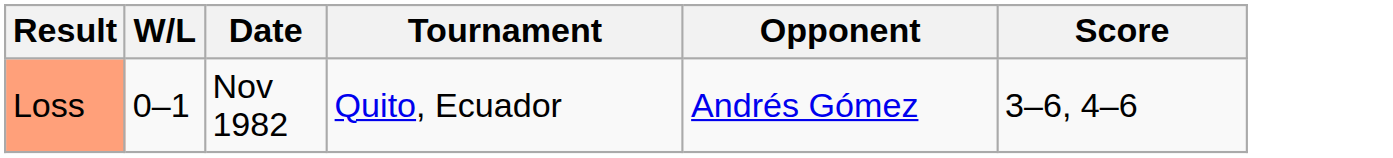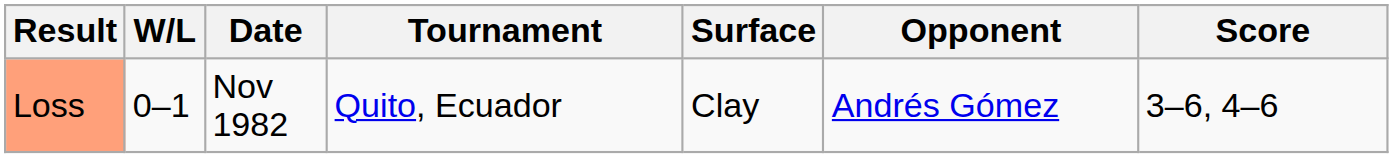+ column: (754, 31)
